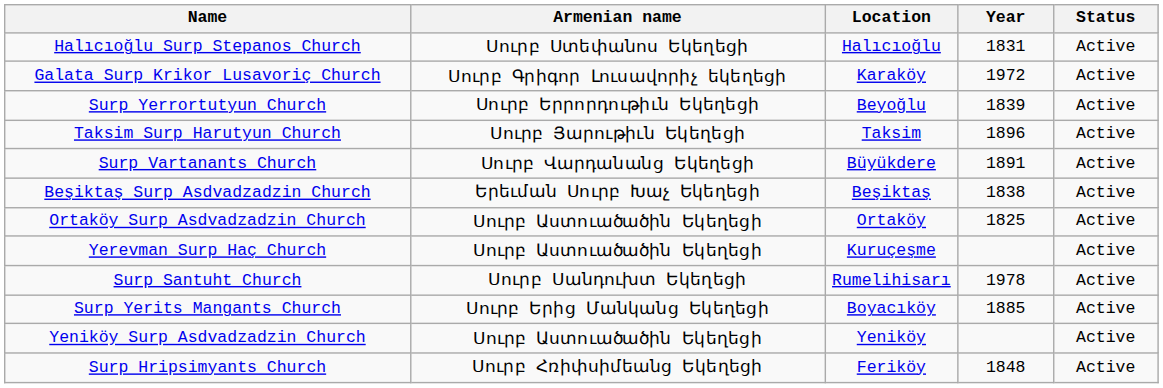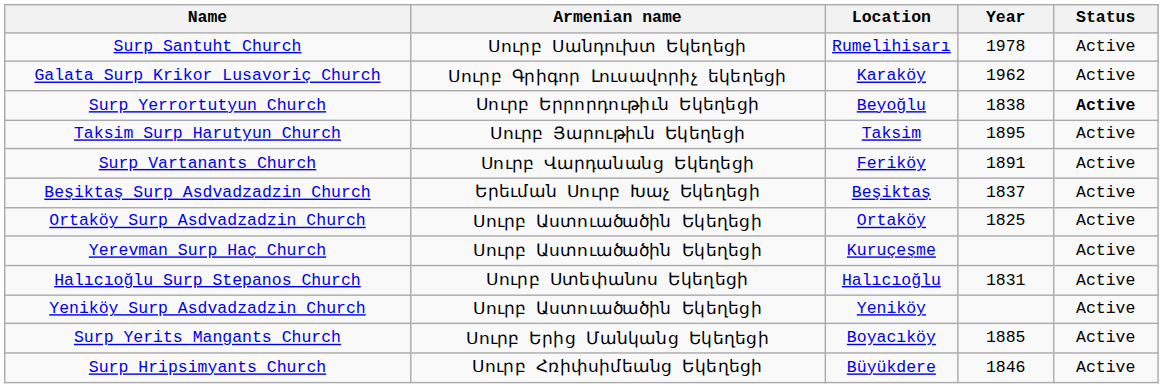rows swapped: (207, 47) <-> (207, 280)
(1006, 76) 1972 -> (1006, 76) 1962
(1006, 105) 1839 -> (1006, 105) 1838
(1106, 105) normal -> (1106, 105) bold
(1006, 134) 1896 -> (1006, 134) 1895
(891, 163) Büyükdere -> (891, 163) Feriköy
(1006, 192) 1838 -> (1006, 192) 1837
rows swapped: (207, 309) <-> (207, 338)
(891, 367) Feriköy -> (891, 367) Büyükdere
(1006, 367) 1848 -> (1006, 367) 1846
